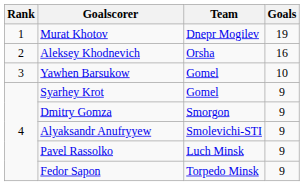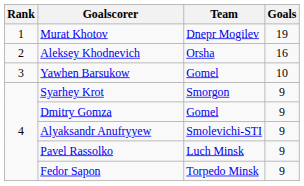(202, 92) Gomel -> (208, 92) Smorgon
(208, 112) Smorgon -> (202, 112) Gomel
